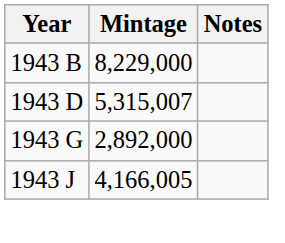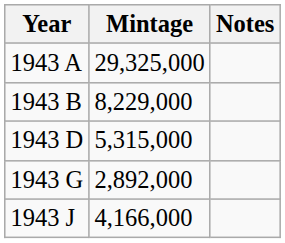+ row: (46, 62)
(143, 101) 5,315,007 -> (143, 140) 5,315,000
(143, 179) 4,166,005 -> (143, 218) 4,166,000
